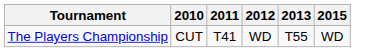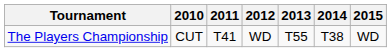+ column: (332, 15)
